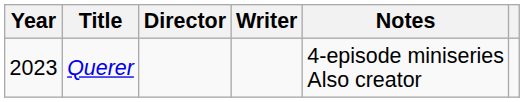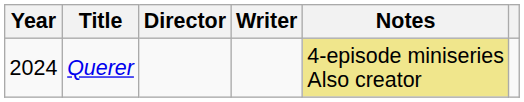(33, 67) 2023 -> (33, 67) 2024
(406, 67) no background -> (406, 67) khaki background
